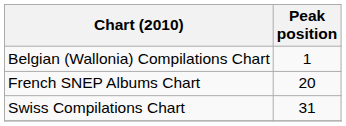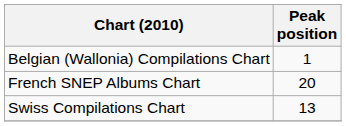(307, 108) 31 -> (307, 108) 13
